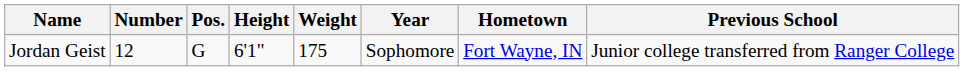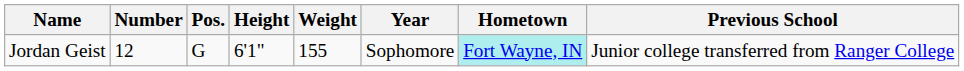(313, 50) 175 -> (313, 50) 155
(523, 50) no background -> (523, 50) paleturquoise background
